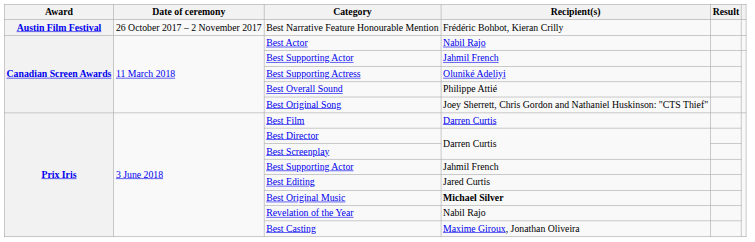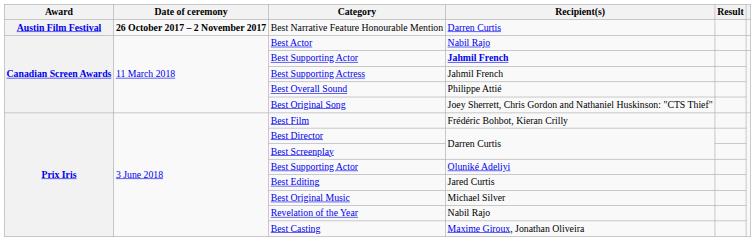(189, 27) normal -> (191, 27) bold
(503, 27) Frédéric Bohbot, Kieran Crilly -> (474, 27) Darren Curtis
(471, 58) normal -> (478, 58) bold
(474, 74) Oluniké Adeliyi -> (475, 74) Jahmil French
(470, 120) Darren Curtis -> (508, 120) Frédéric Bohbot, Kieran Crilly
(471, 167) Jahmil French -> (479, 167) Oluniké Adeliyi
(473, 197) bold -> (476, 197) normal
